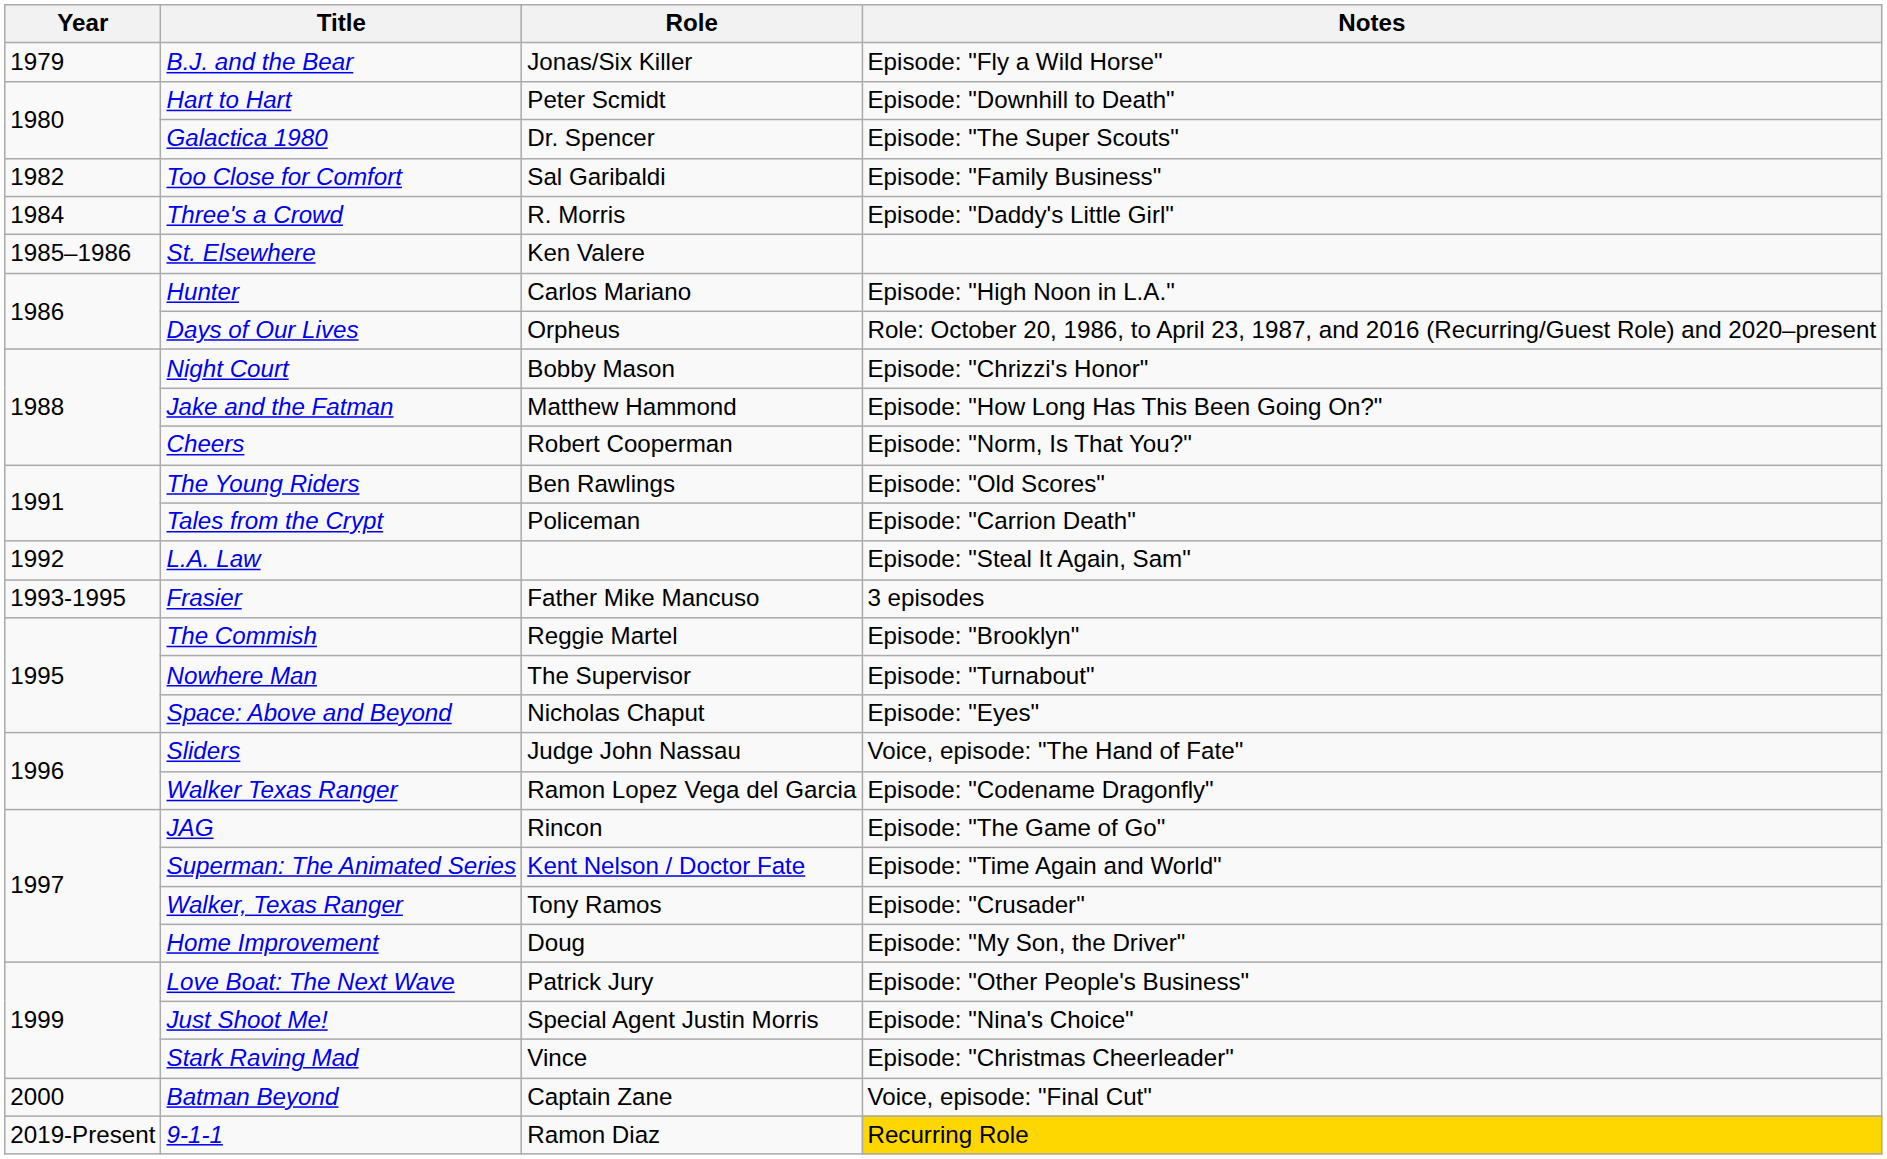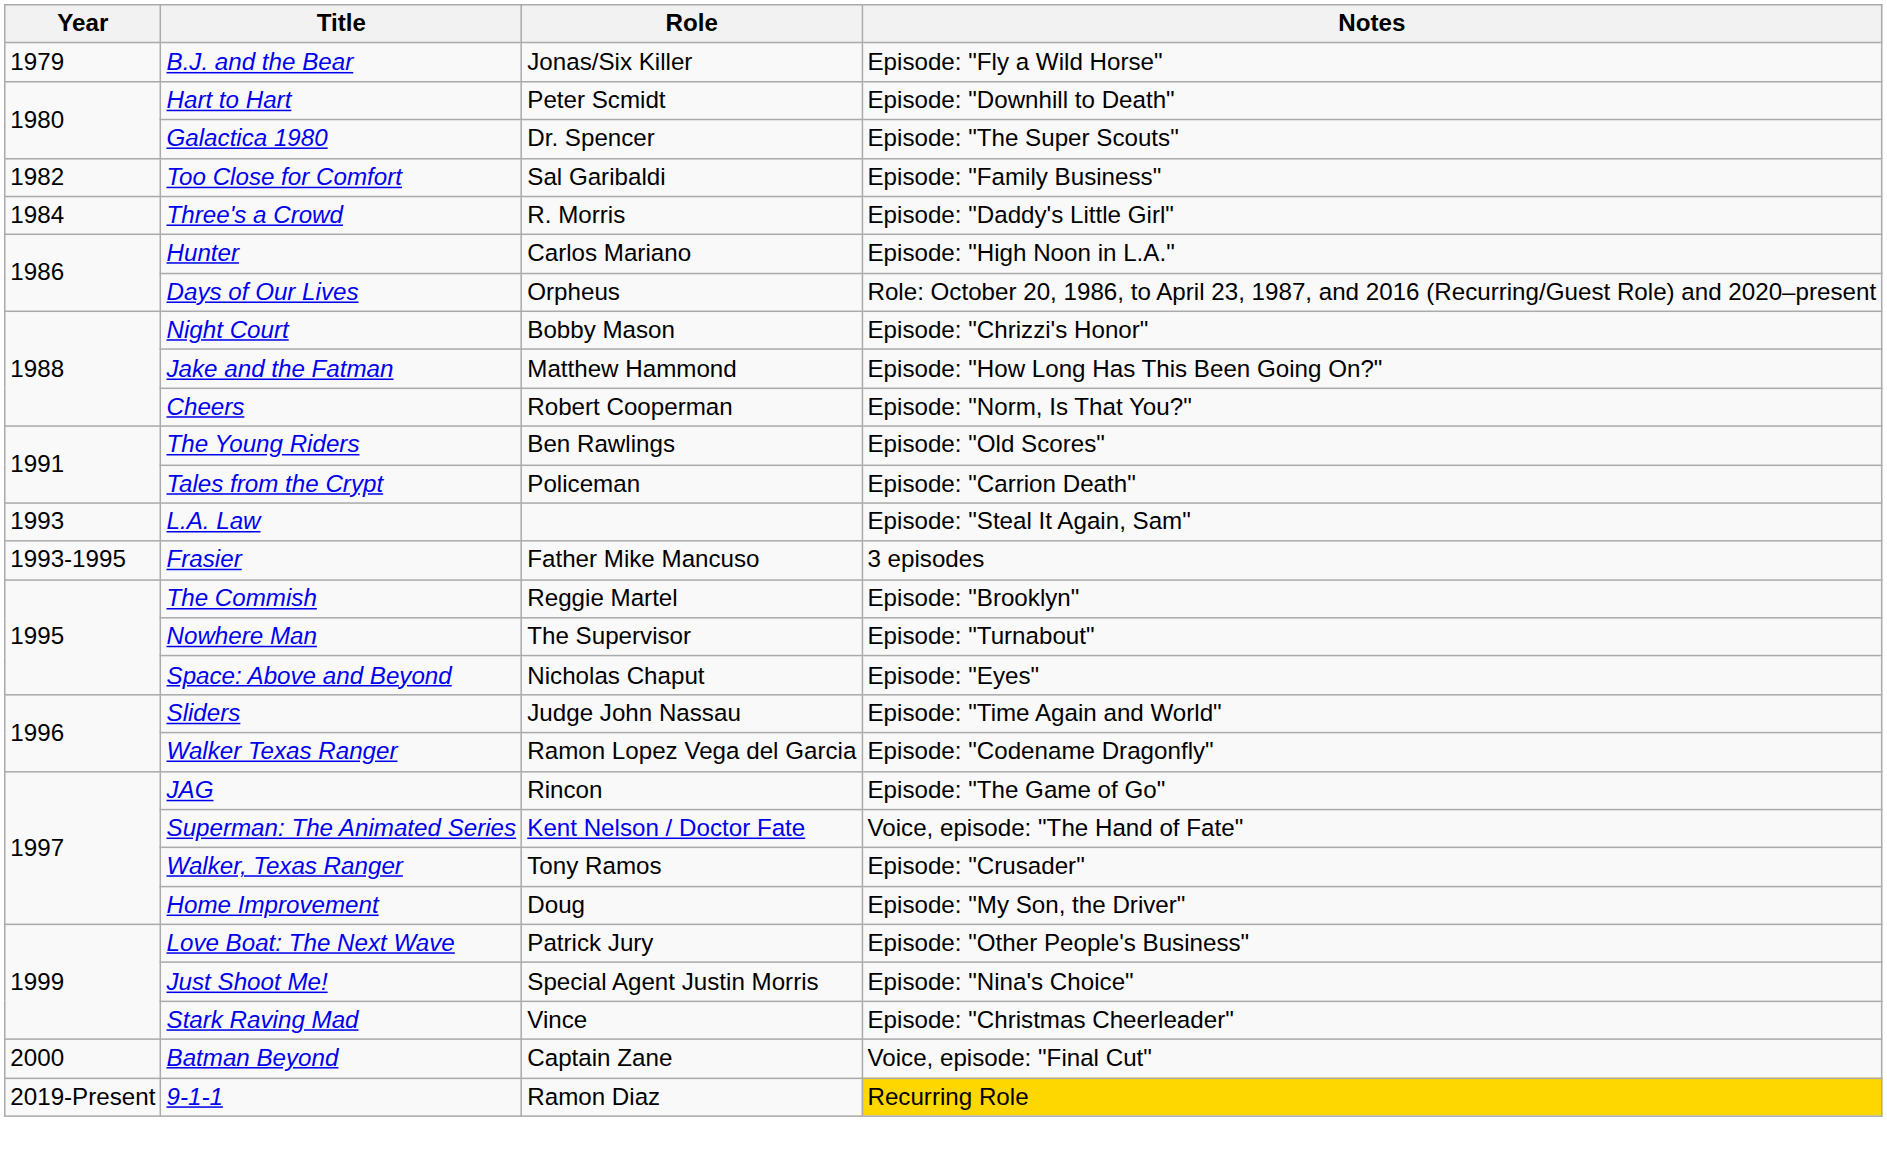- row: (241, 253)
(37, 560) 1992 -> (37, 521) 1993
(1055, 751) Voice, episode: "The Hand of Fate" -> (1045, 713) Episode: "Time Again and World"
(1045, 866) Episode: "Time Again and World" -> (1055, 828) Voice, episode: "The Hand of Fate"
